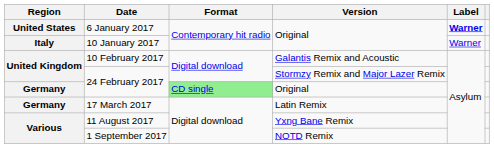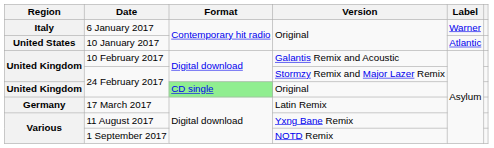(44, 27) United States -> (44, 27) Italy
(466, 27) bold -> (465, 27) normal
(44, 43) Italy -> (44, 43) United States
(465, 43) Warner -> (465, 43) Atlantic
(44, 89) Germany -> (44, 89) United Kingdom
